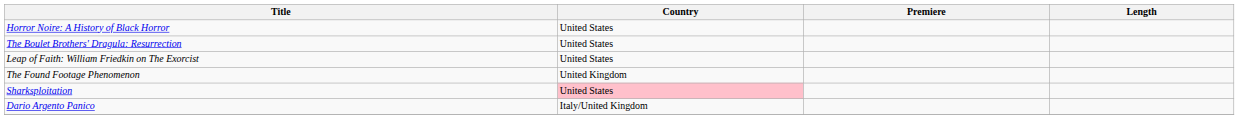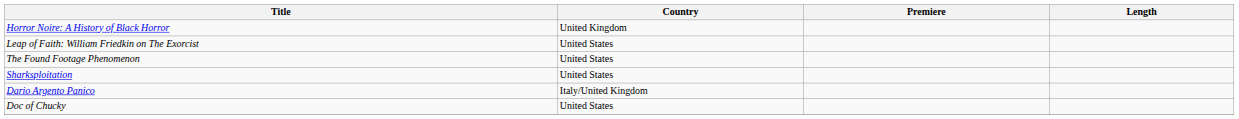(586, 28) United States -> (593, 28) United Kingdom
- row: (94, 43)
(593, 75) United Kingdom -> (586, 59) United States
(586, 91) pink background -> (586, 75) no background
+ row: (36, 106)
